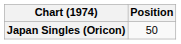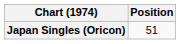(152, 30) 50 -> (152, 30) 51
